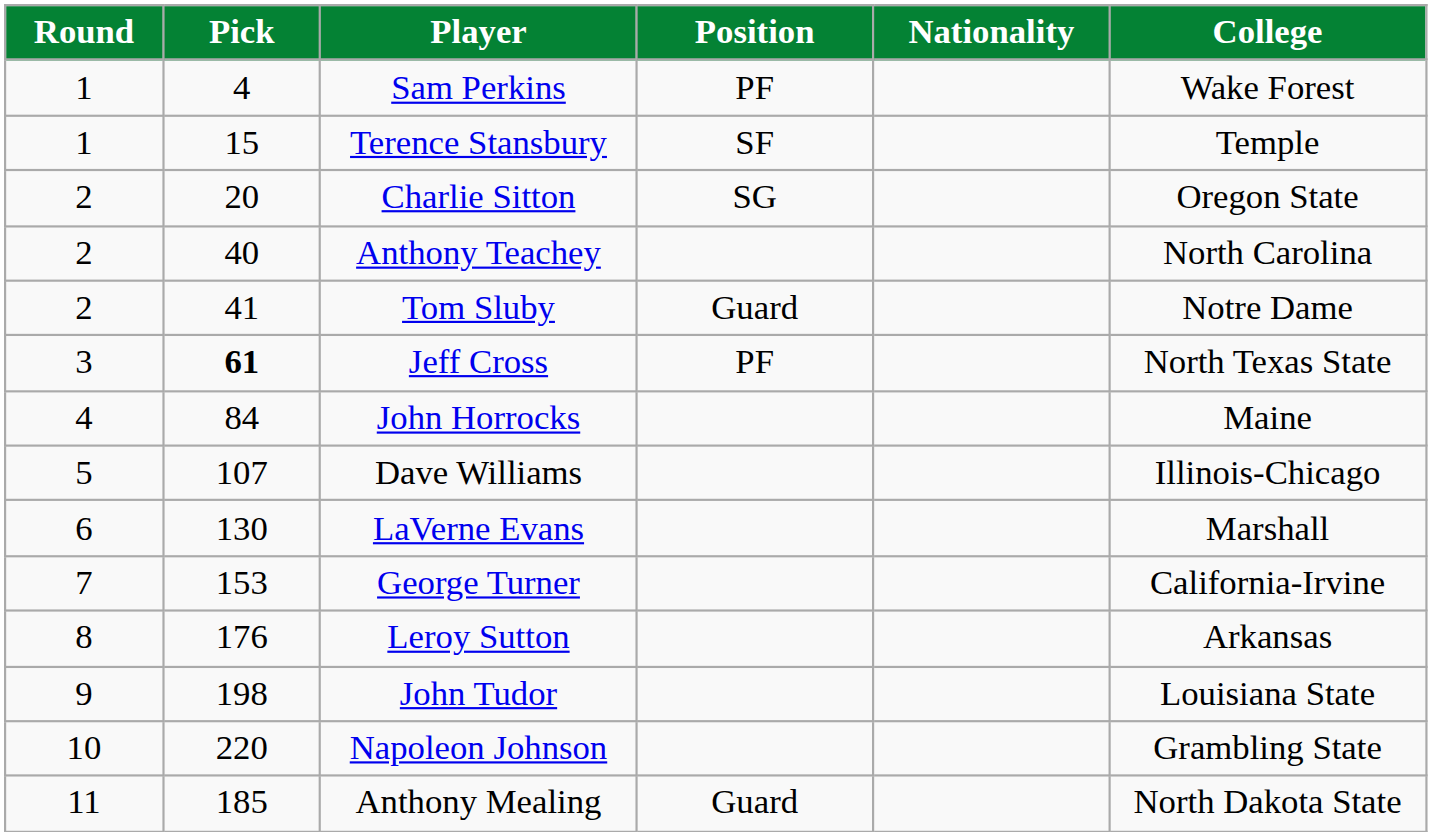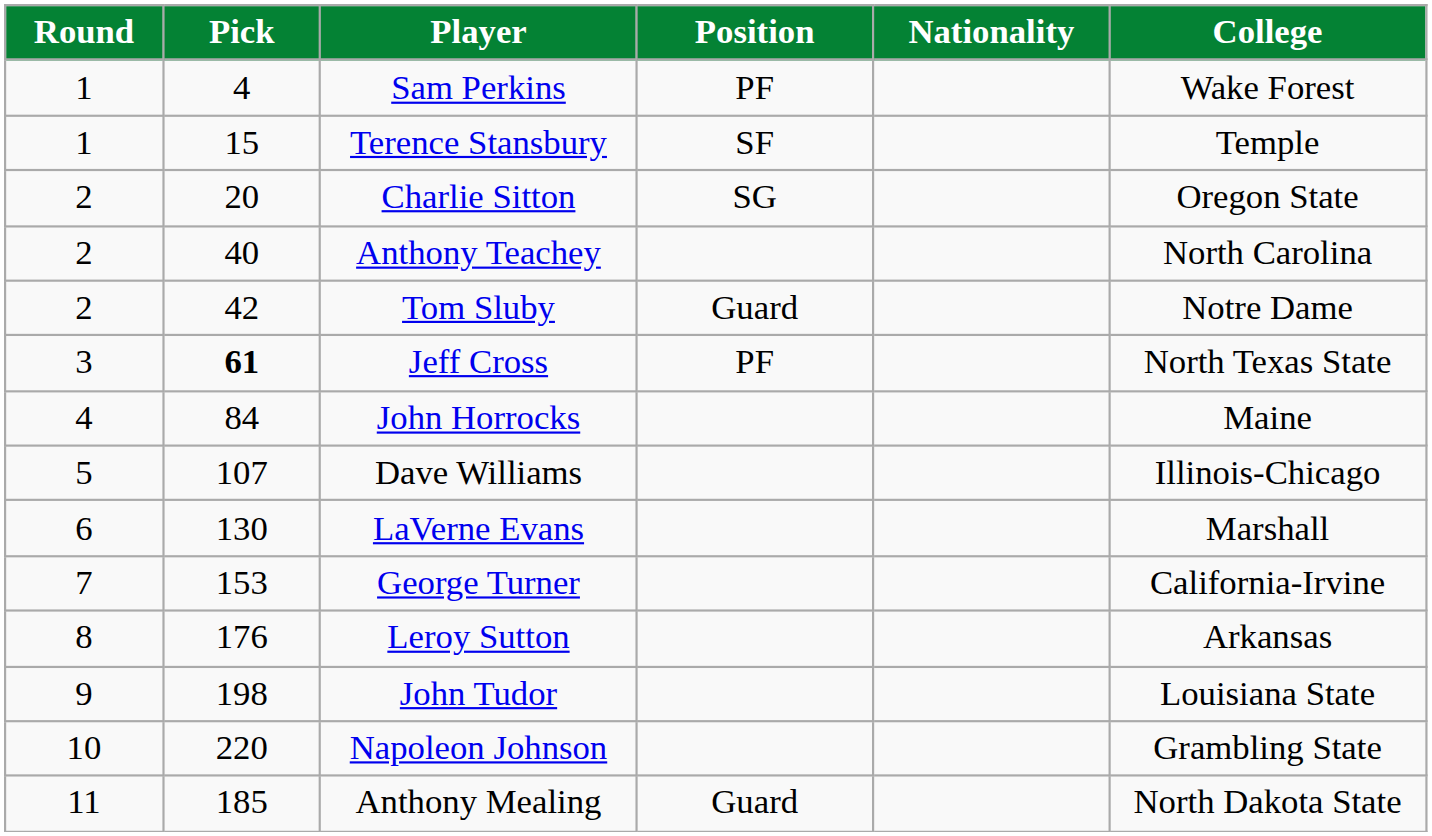(242, 307) 41 -> (242, 307) 42
